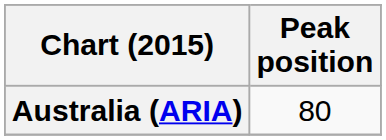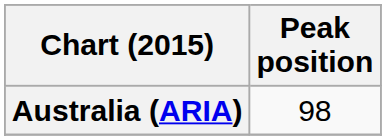(315, 109) 80 -> (315, 109) 98
